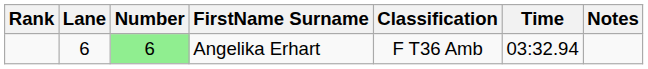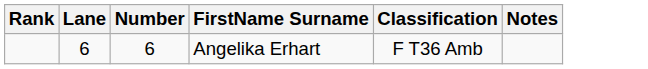- column: (543, 19)
(150, 48) lightgreen background -> (150, 48) no background
